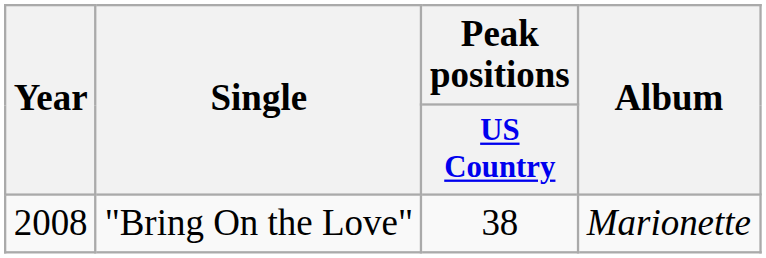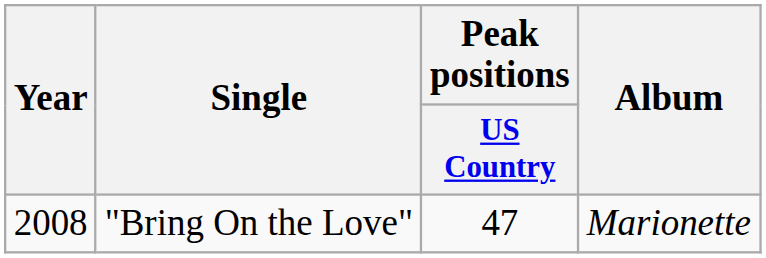(500, 222) 38 -> (500, 222) 47
